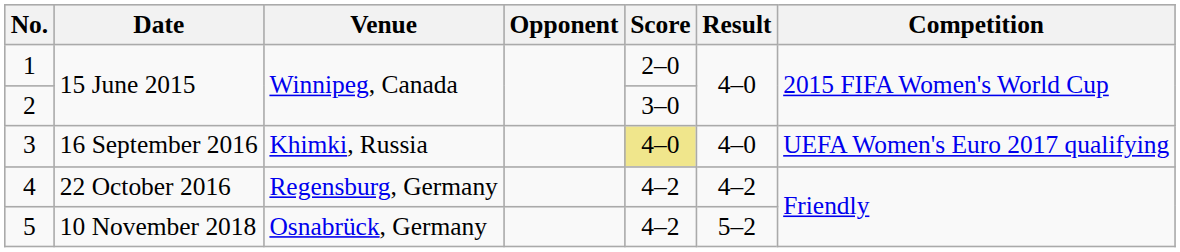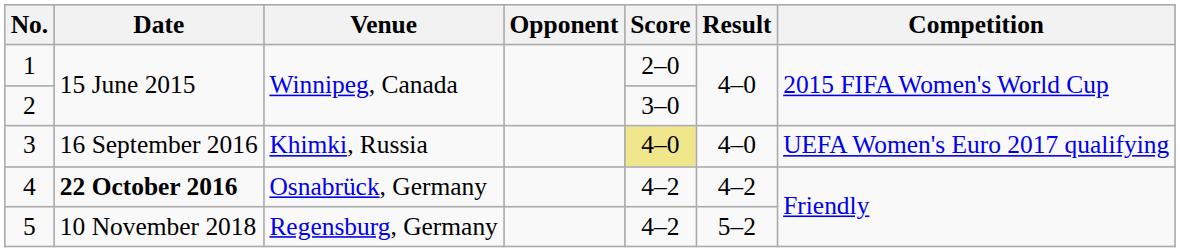(145, 186) normal -> (149, 186) bold
(384, 186) Regensburg, Germany -> (378, 186) Osnabrück, Germany
(378, 226) Osnabrück, Germany -> (384, 226) Regensburg, Germany
